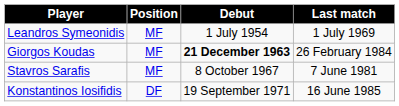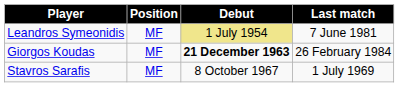(237, 33) no background -> (237, 33) khaki background
(344, 33) 1 July 1969 -> (343, 33) 7 June 1981
(344, 71) 7 June 1981 -> (343, 71) 1 July 1969
- row: (64, 91)
